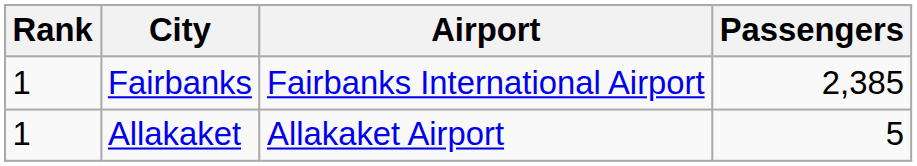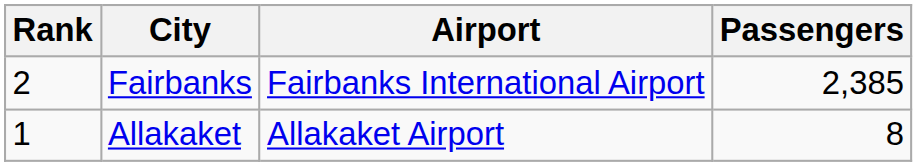(22, 82) 1 -> (22, 82) 2
(895, 134) 5 -> (895, 134) 8
